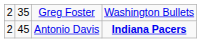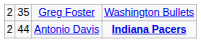(23, 29) 45 -> (23, 29) 44
